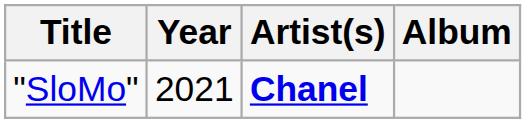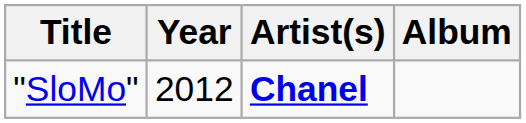(194, 88) 2021 -> (194, 88) 2012
